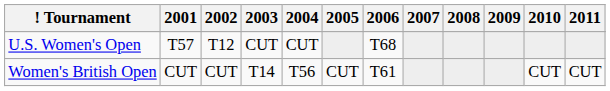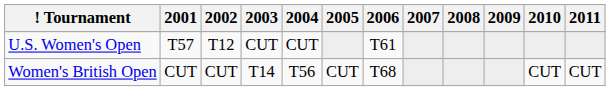(383, 45) T68 -> (383, 45) T61
(383, 72) T61 -> (383, 72) T68
